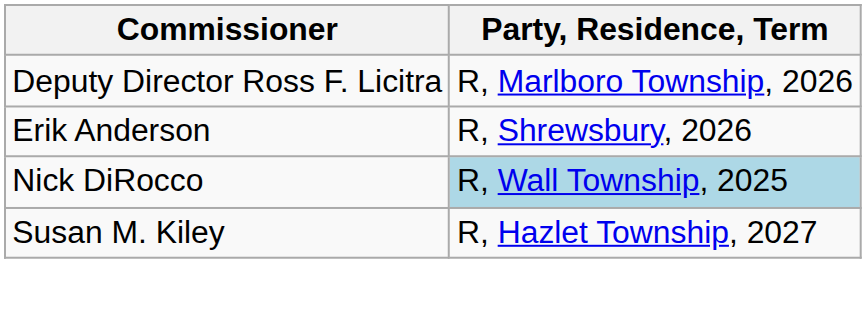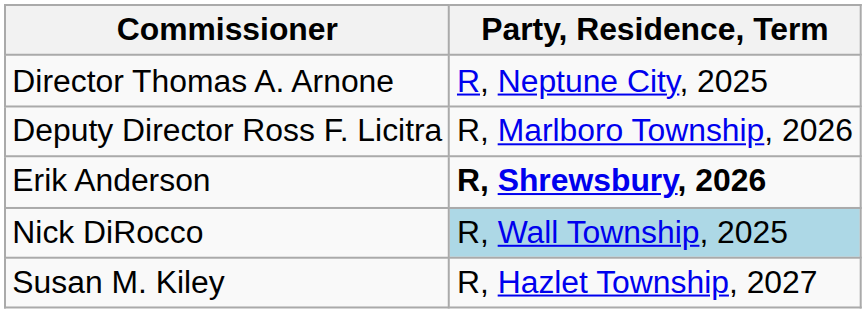+ row: (203, 80)
(604, 130) normal -> (612, 181) bold
